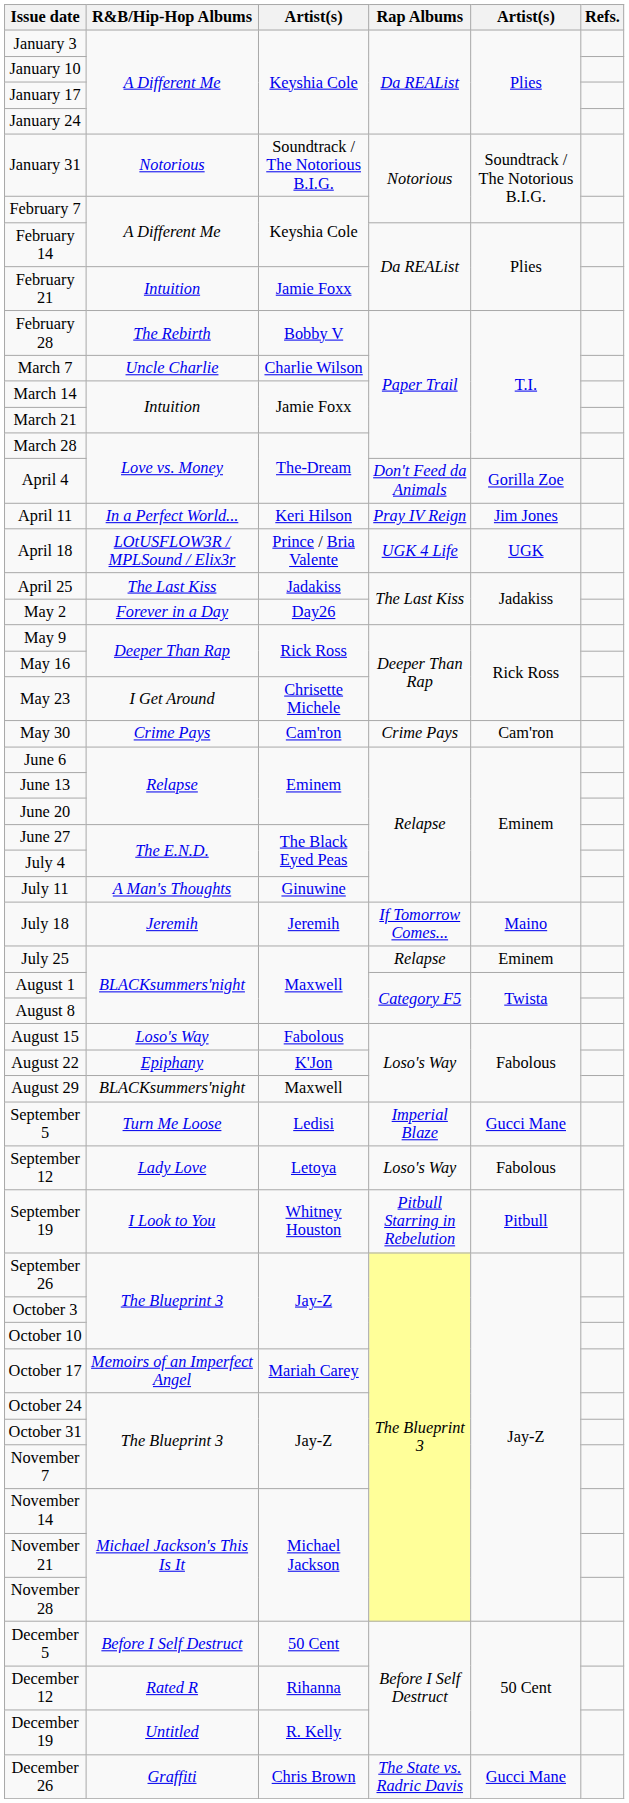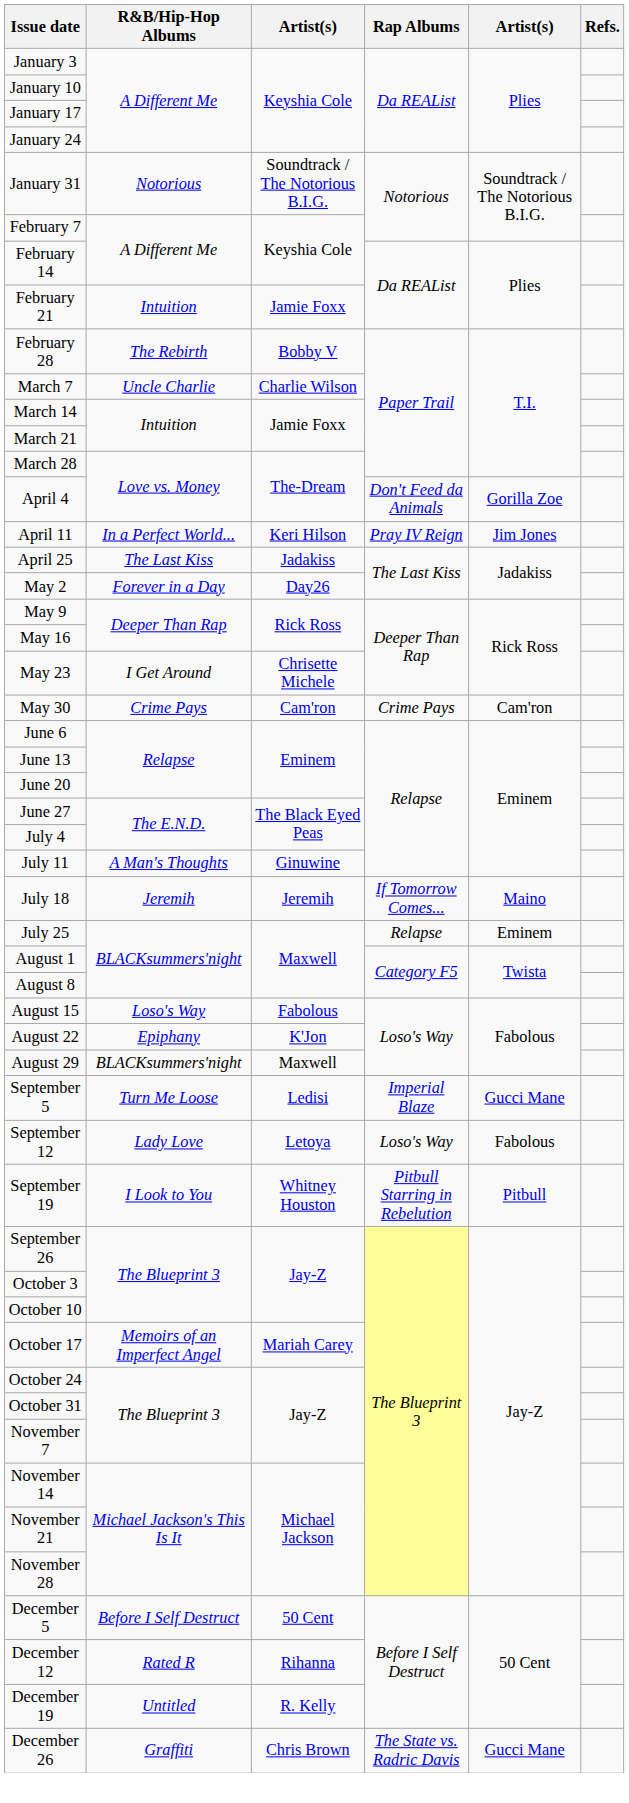- row: (45, 550)
